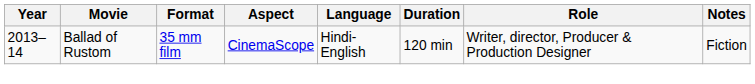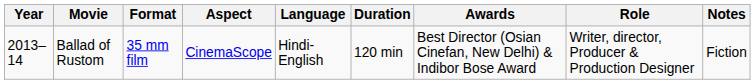+ column: (490, 15)
